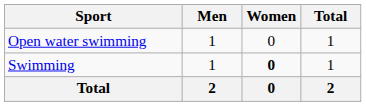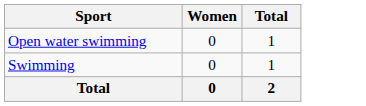- column: (212, 16)
(271, 64) bold -> (212, 64) normal
